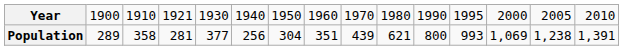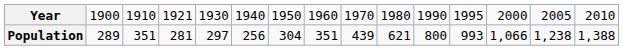(145, 35) 358 -> (145, 35) 351
(218, 35) 377 -> (218, 35) 297
(509, 35) 1,069 -> (509, 35) 1,066
(596, 35) 1,391 -> (596, 35) 1,388
